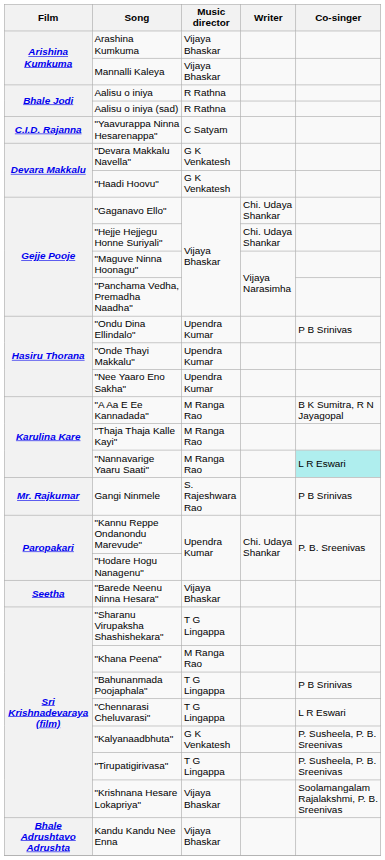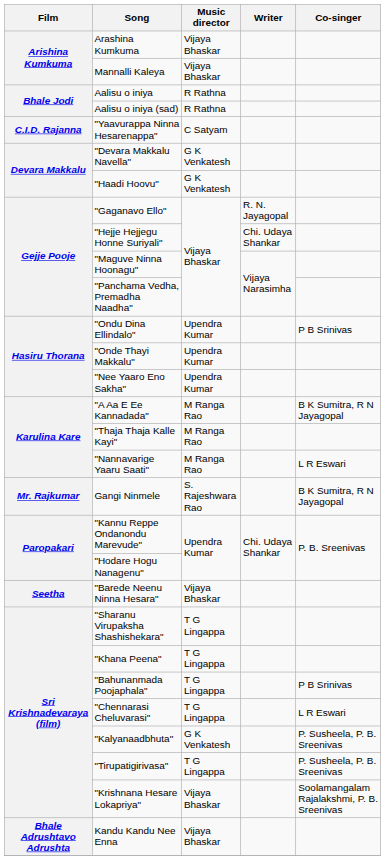(268, 210) Chi. Udaya Shankar -> (266, 210) R. N. Jayagopal
(322, 463) paleturquoise background -> (322, 463) no background
(325, 496) P B Srinivas -> (336, 496) B K Sumitra, R N Jayagopal
(204, 658) M Ranga Rao -> (204, 658) T G Lingappa
